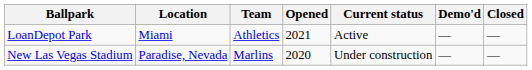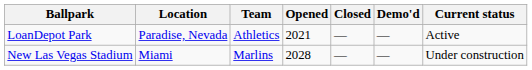columns swapped: (505, 14) <-> (383, 14)
(156, 34) Miami -> (183, 34) Paradise, Nevada
(183, 55) Paradise, Nevada -> (156, 55) Miami
(298, 55) 2020 -> (298, 55) 2028
